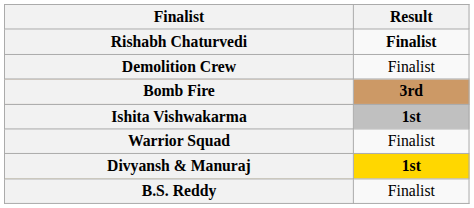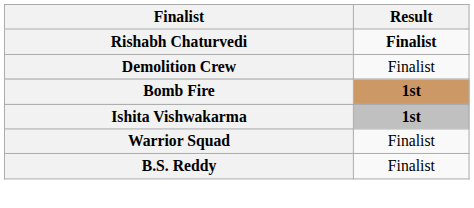(411, 91) 3rd -> (411, 91) 1st
- row: (179, 166)
